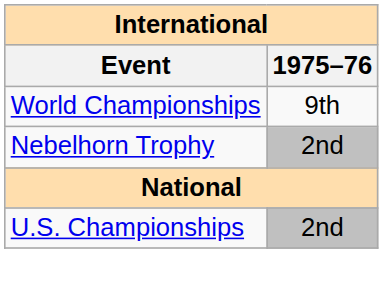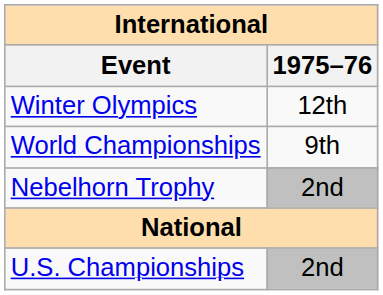+ row: (104, 106)
